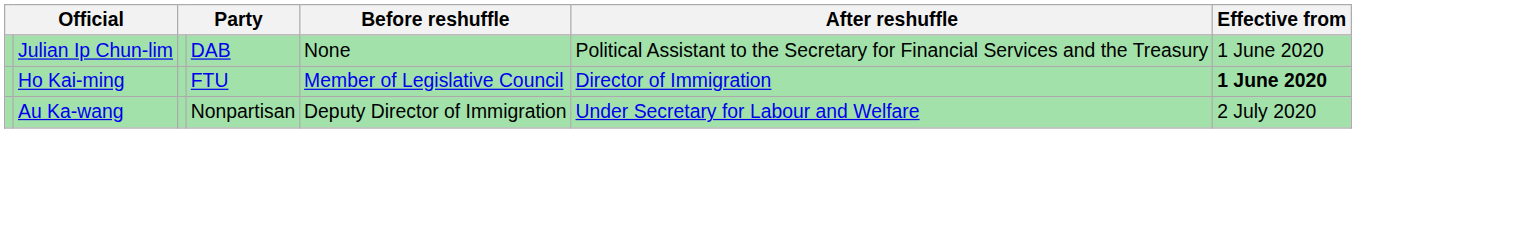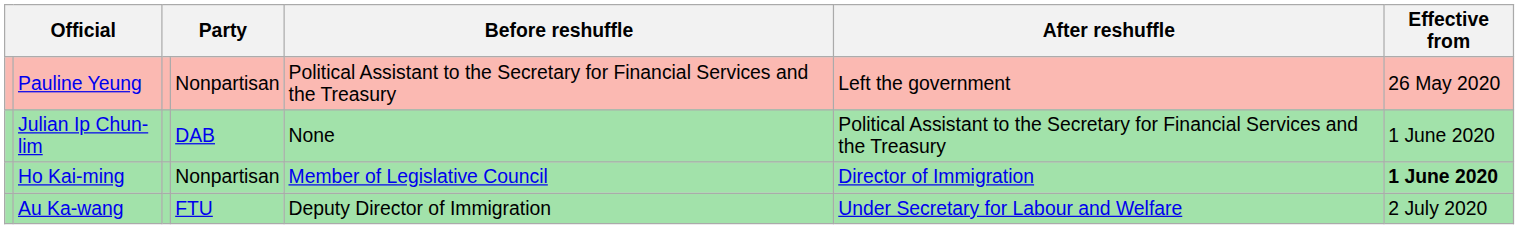+ row: (80, 83)
(210, 81) FTU -> (227, 177) Nonpartisan
(243, 111) Nonpartisan -> (194, 208) FTU
